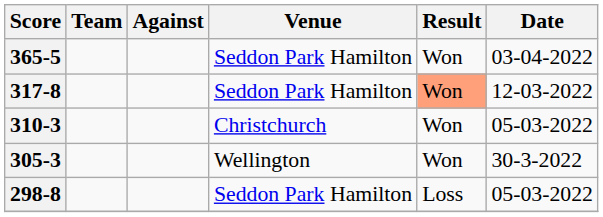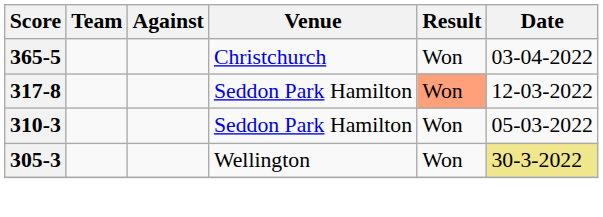(313, 56) Seddon Park Hamilton -> (270, 56) Christchurch
(270, 125) Christchurch -> (313, 125) Seddon Park Hamilton
(537, 159) no background -> (537, 159) khaki background
- row: (35, 194)
